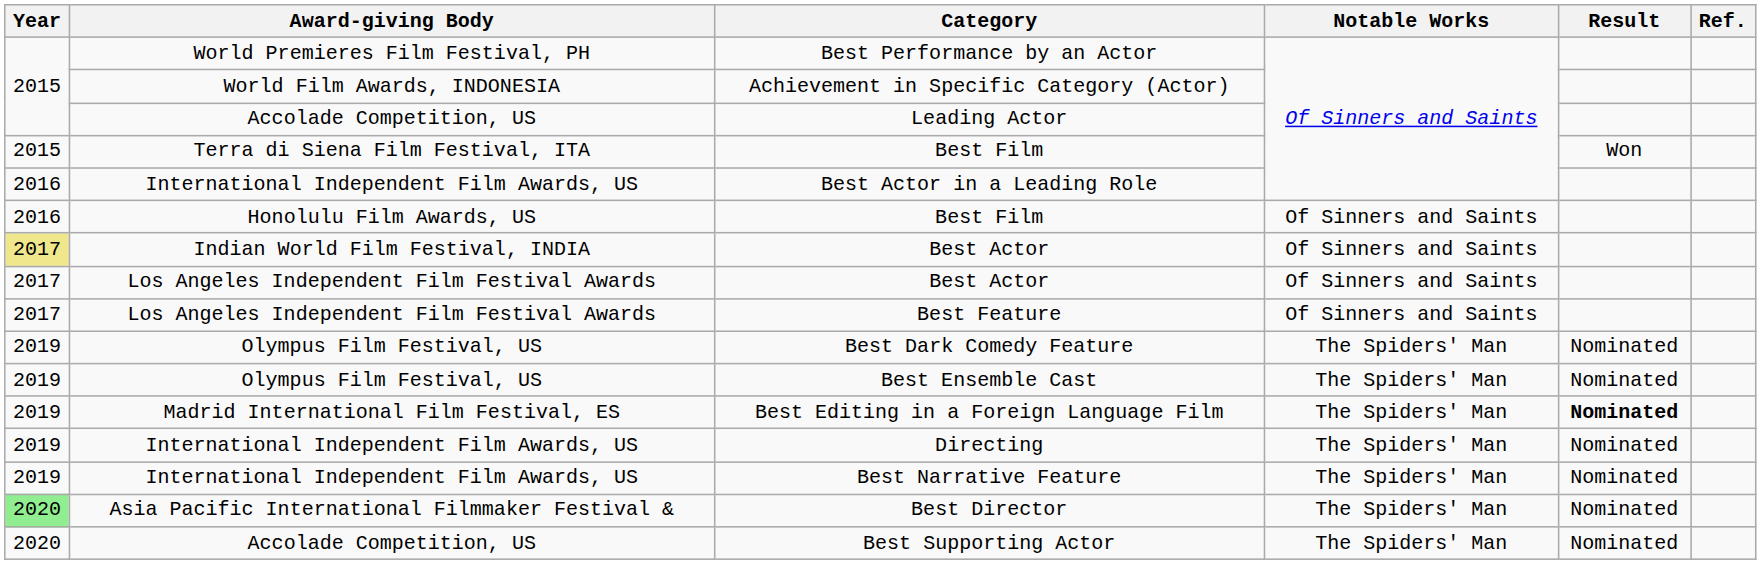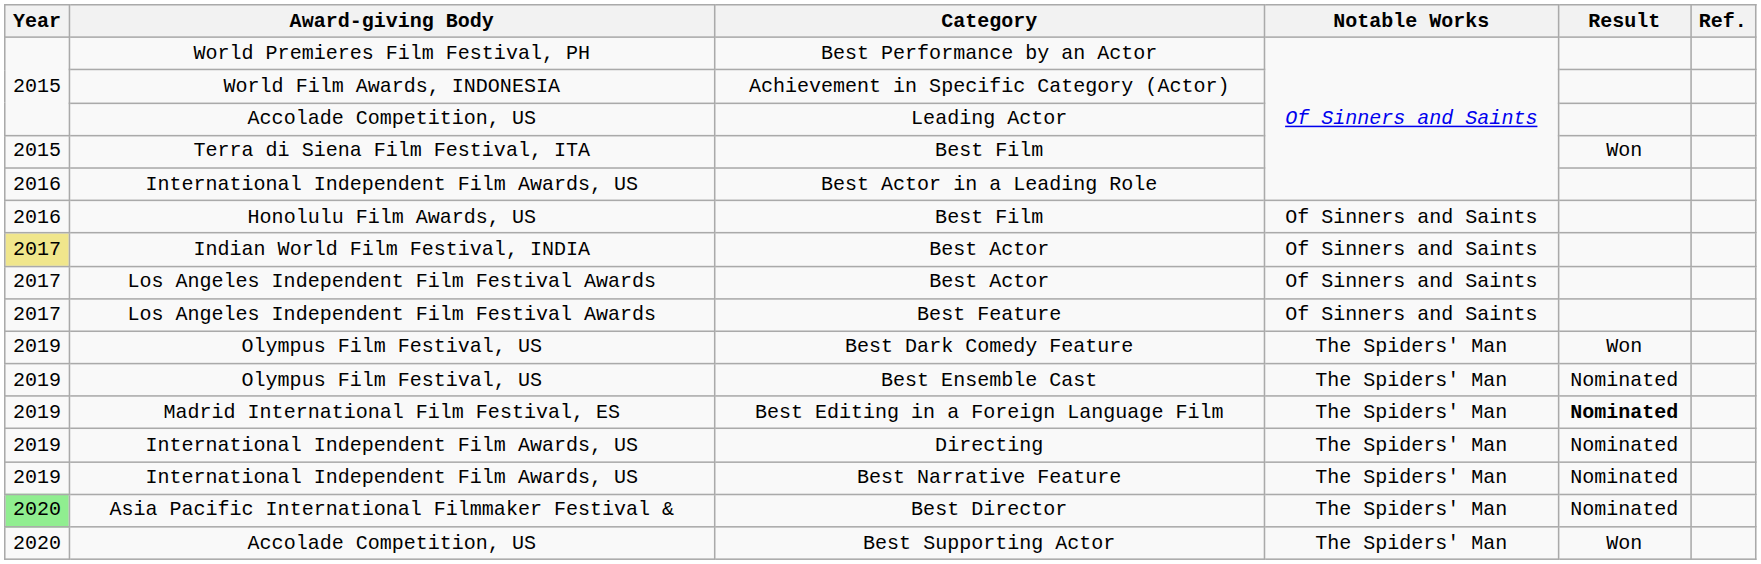(1624, 347) Nominated -> (1624, 347) Won
(1624, 543) Nominated -> (1624, 543) Won
